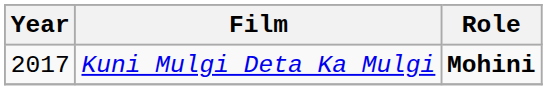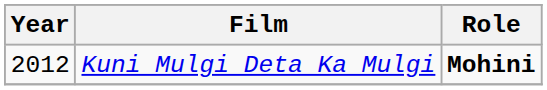(40, 65) 2017 -> (40, 65) 2012
